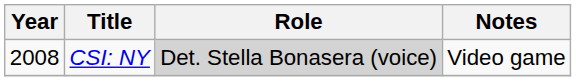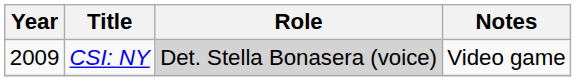(35, 57) 2008 -> (35, 57) 2009
